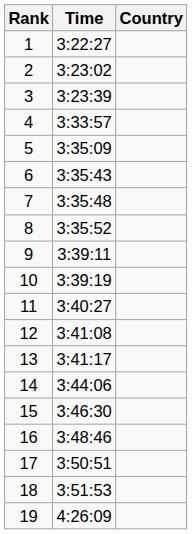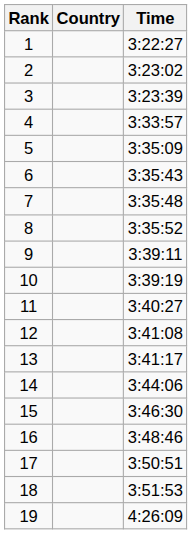columns swapped: (151, 18) <-> (84, 18)
